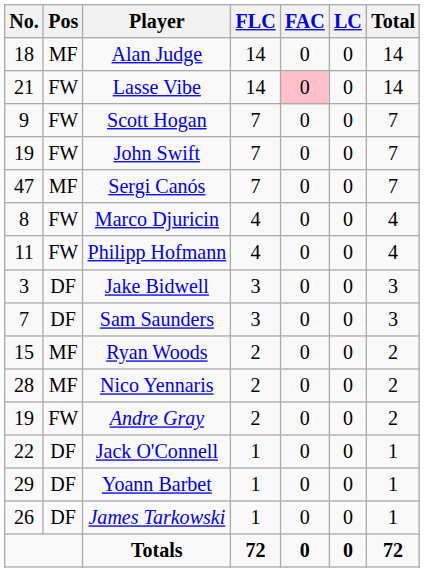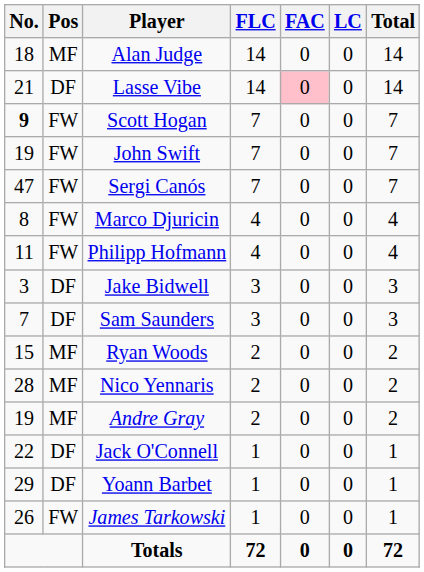(63, 87) FW -> (63, 87) DF
(24, 120) normal -> (24, 120) bold
(63, 186) MF -> (63, 186) FW
(63, 418) FW -> (63, 418) MF
(63, 517) DF -> (63, 517) FW
